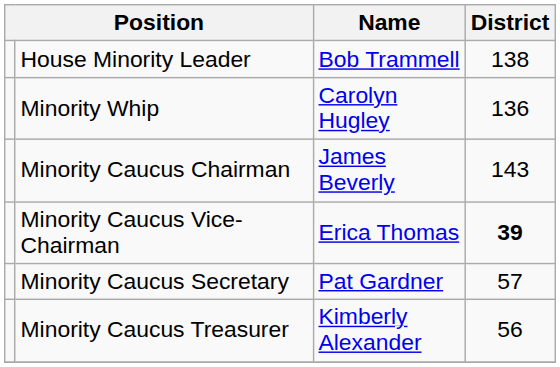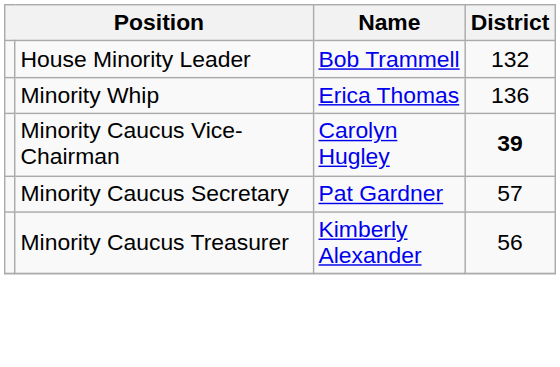(510, 58) 138 -> (510, 58) 132
(358, 108) Carolyn Hugley -> (389, 95) Erica Thomas
- row: (155, 170)
(389, 232) Erica Thomas -> (358, 144) Carolyn Hugley
